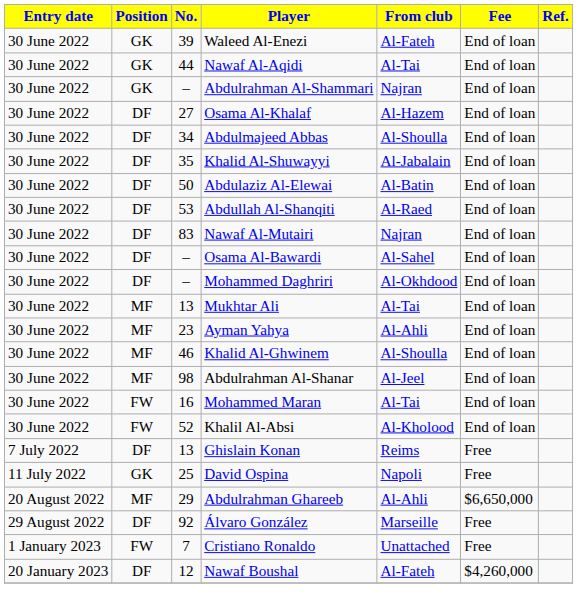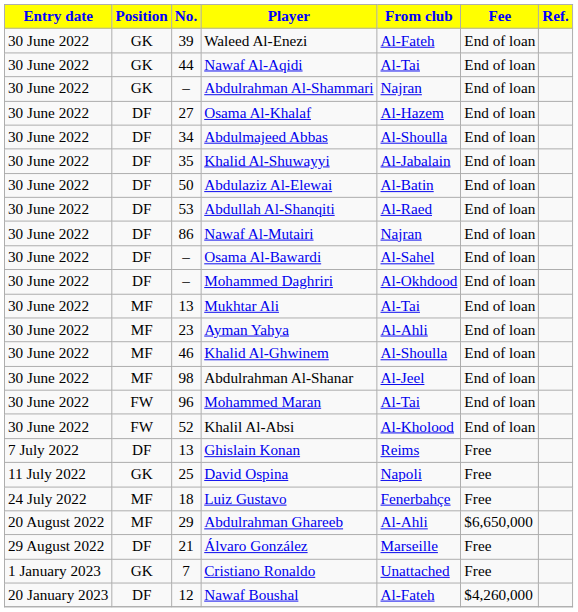(186, 233) 83 -> (186, 233) 86
(186, 402) 16 -> (186, 402) 96
+ row: (245, 498)
(186, 522) 92 -> (186, 546) 21
(142, 546) FW -> (142, 570) GK
